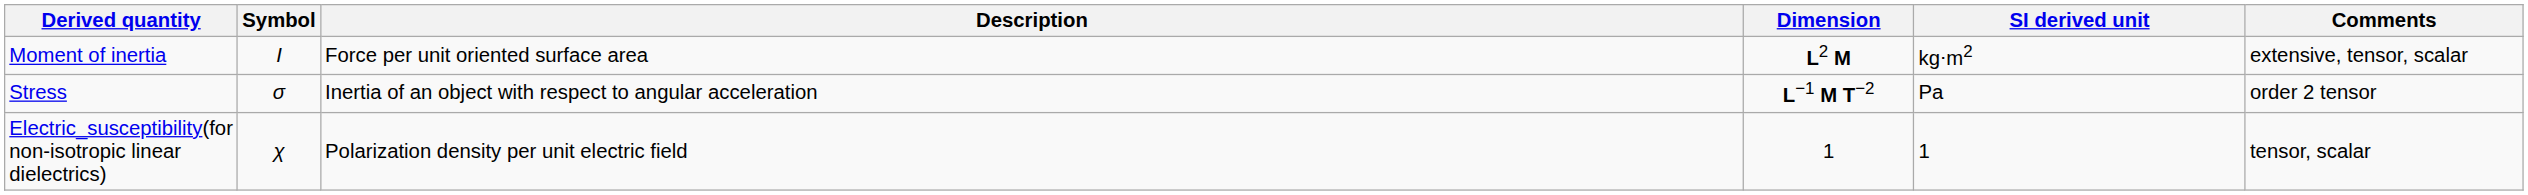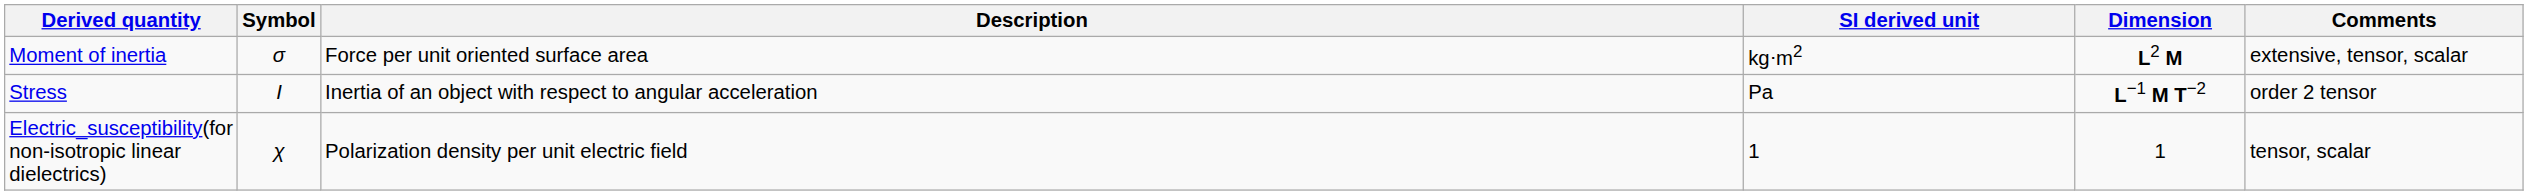columns swapped: (2080, 20) <-> (1829, 20)
(279, 55) I -> (279, 55) σ
(279, 93) σ -> (279, 93) I
